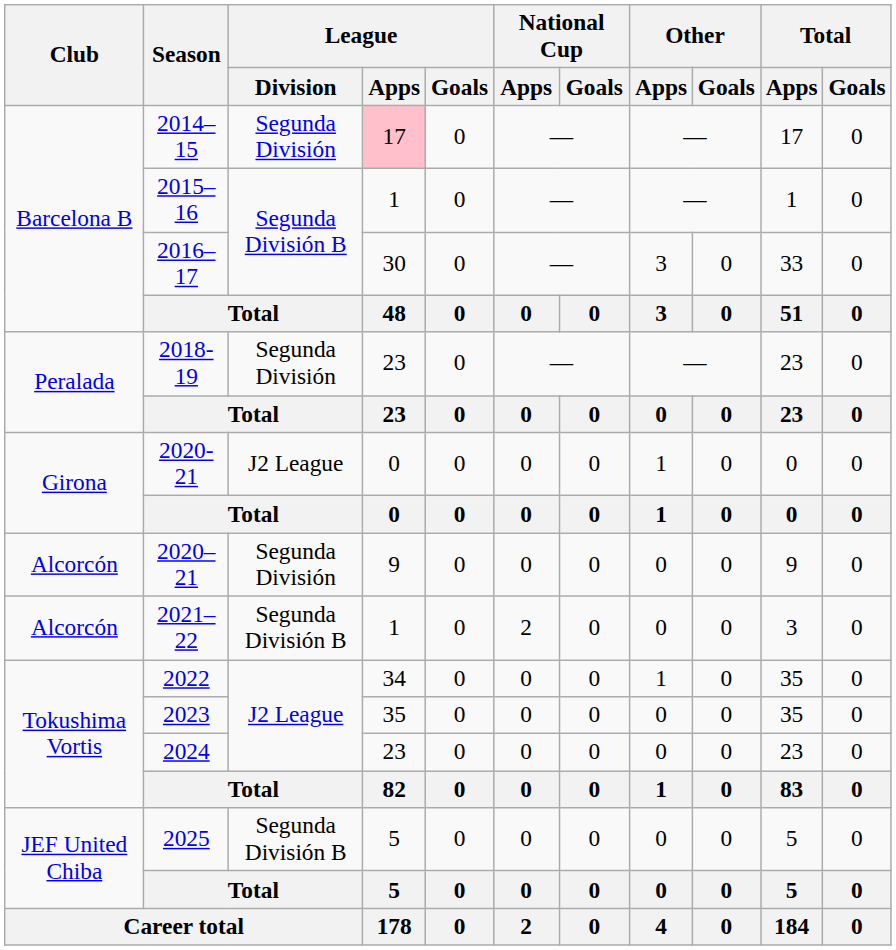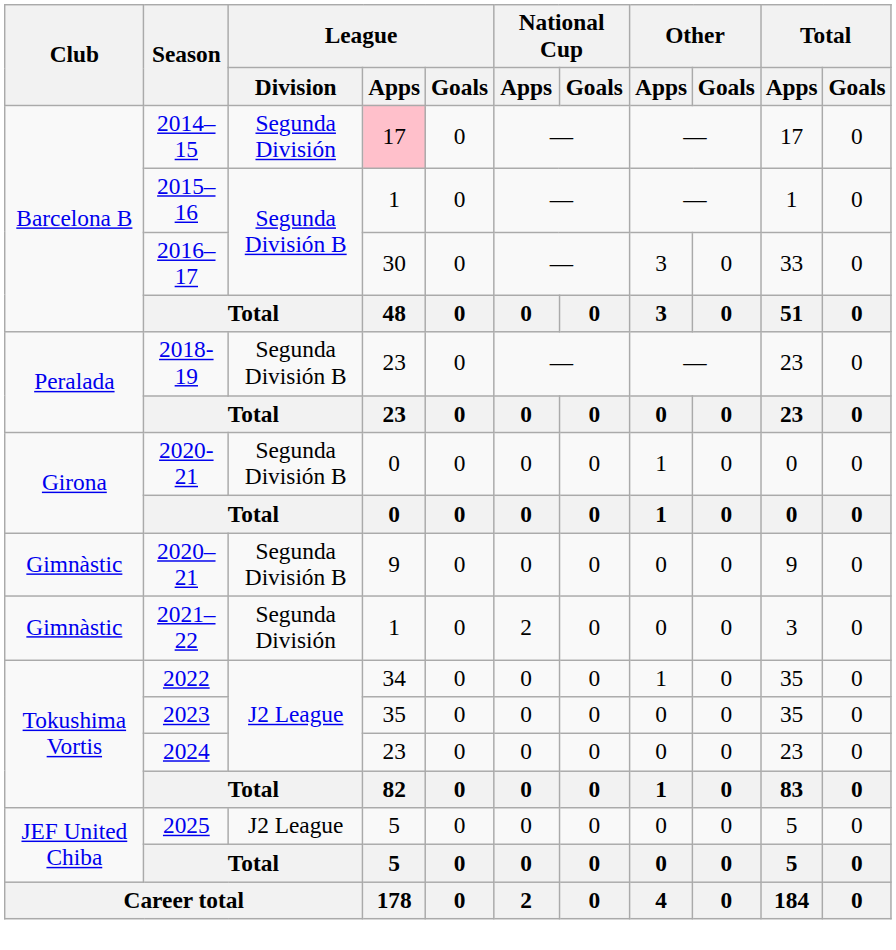(296, 363) Segunda División -> (296, 363) Segunda División B
(296, 463) J2 League -> (296, 463) Segunda División B
(74, 564) Alcorcón -> (74, 564) Gimnàstic
(296, 564) Segunda División -> (296, 564) Segunda División B
(74, 627) Alcorcón -> (74, 627) Gimnàstic
(296, 627) Segunda División B -> (296, 627) Segunda División
(296, 839) Segunda División B -> (296, 826) J2 League
